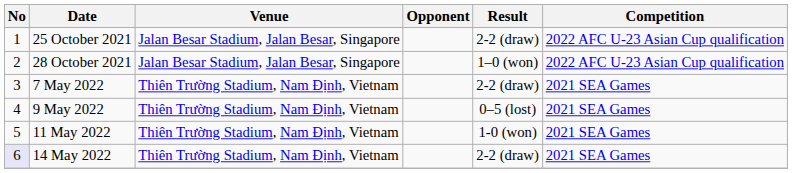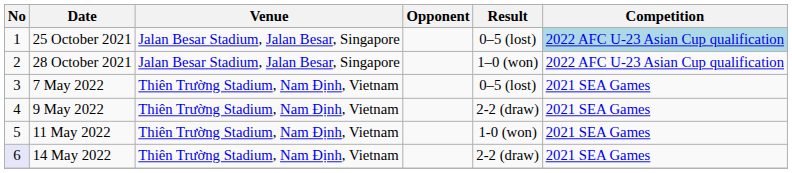(508, 39) 2-2 (draw) -> (508, 39) 0–5 (lost)
(665, 39) no background -> (665, 39) lightblue background
(508, 86) 2-2 (draw) -> (508, 86) 0–5 (lost)
(508, 109) 0–5 (lost) -> (508, 109) 2-2 (draw)
